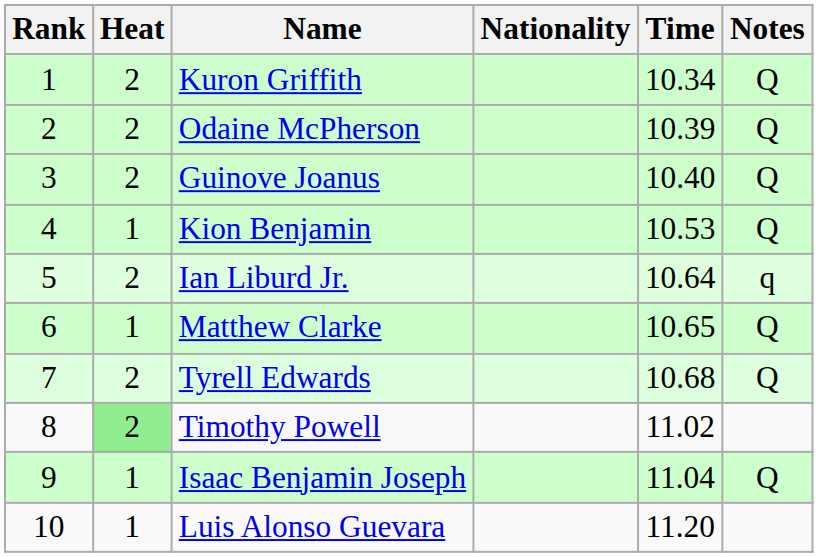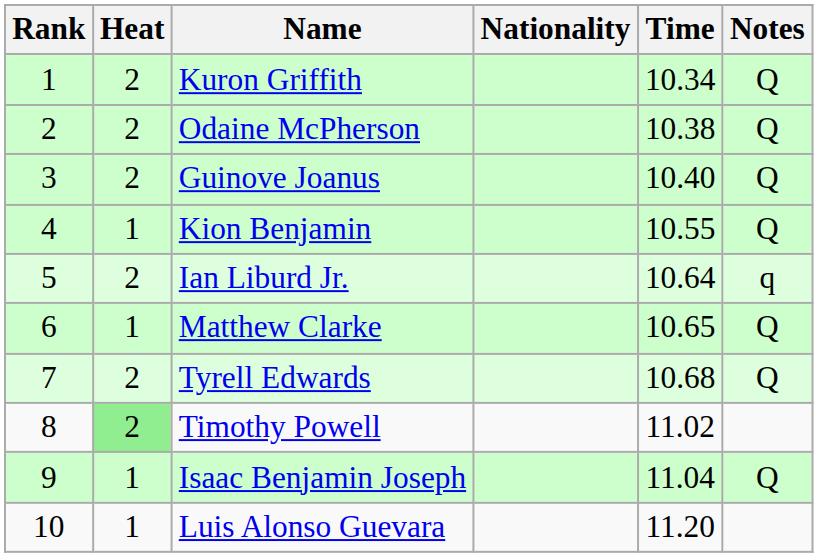(680, 128) 10.39 -> (680, 128) 10.38
(680, 228) 10.53 -> (680, 228) 10.55
